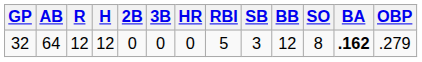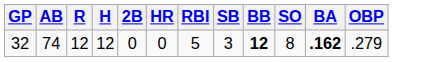- column: (161, 17)
(51, 43) 64 -> (51, 43) 74
(287, 43) normal -> (259, 43) bold
